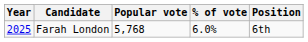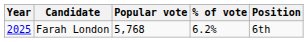(204, 29) 6.0% -> (204, 29) 6.2%
